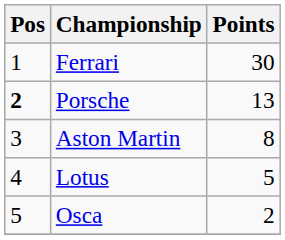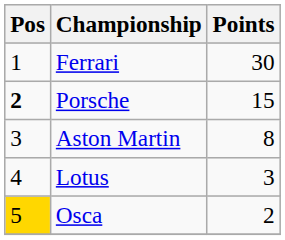(263, 100) 13 -> (263, 100) 15
(269, 177) 5 -> (269, 177) 3
(16, 215) no background -> (16, 215) gold background
